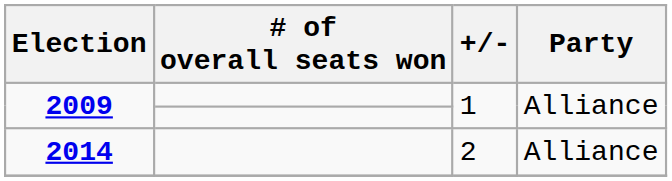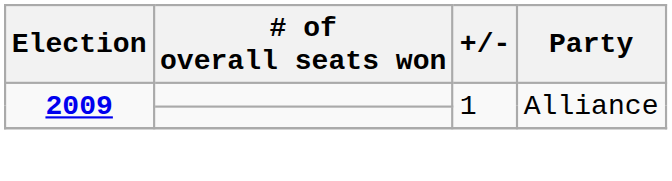- row: (79, 152)
